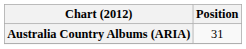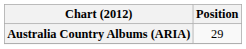(217, 33) 31 -> (217, 33) 29
